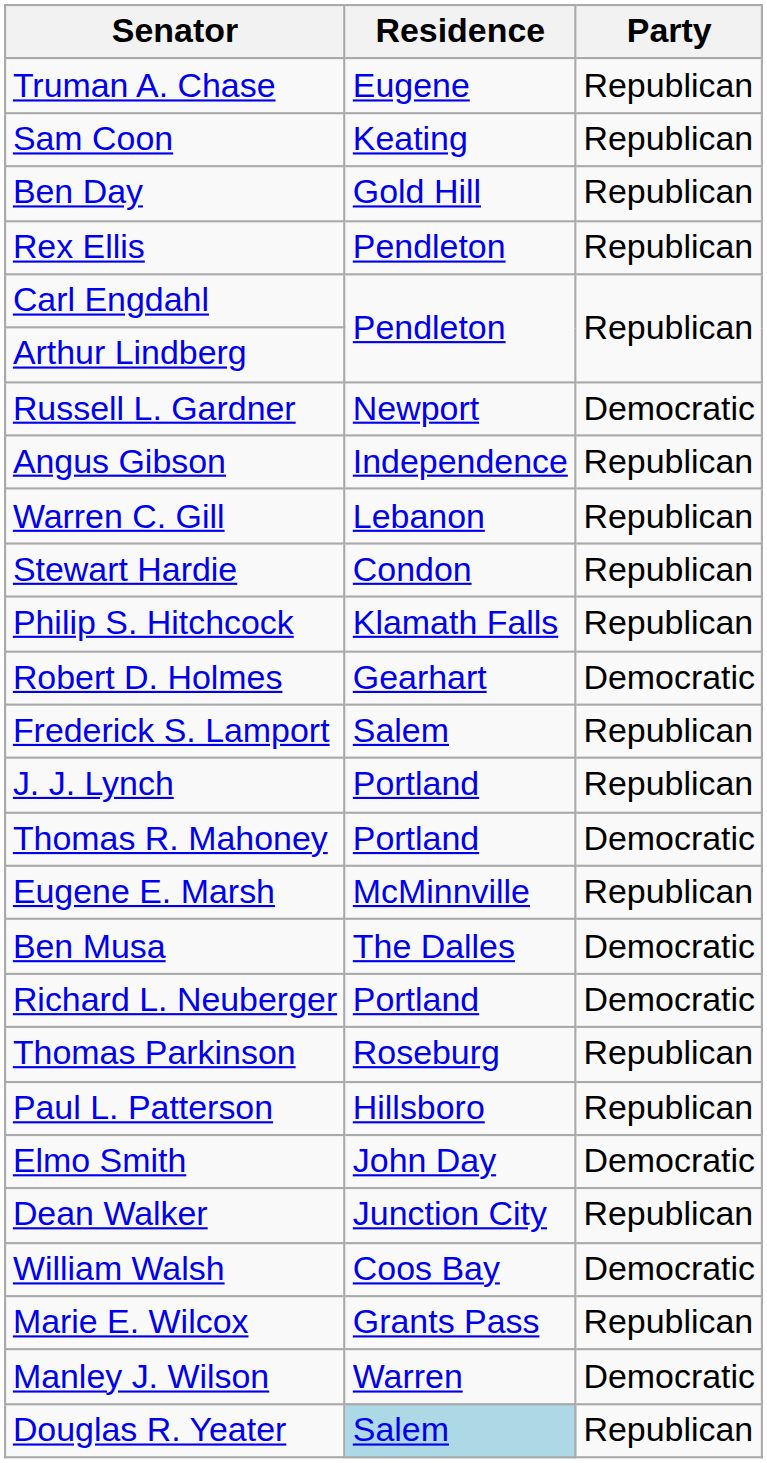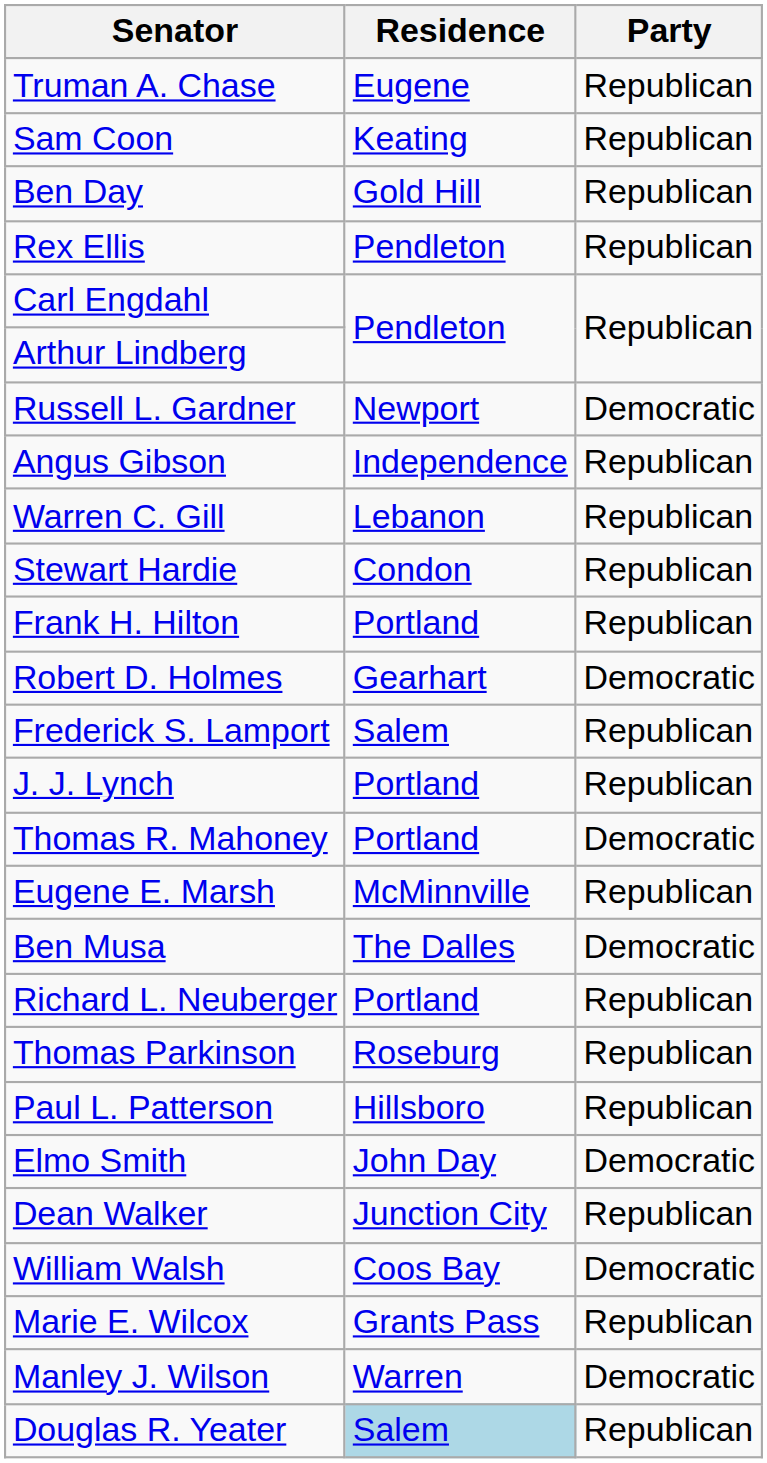+ row: (126, 623)
- row: (153, 623)
(669, 999) Democratic -> (668, 999) Republican
